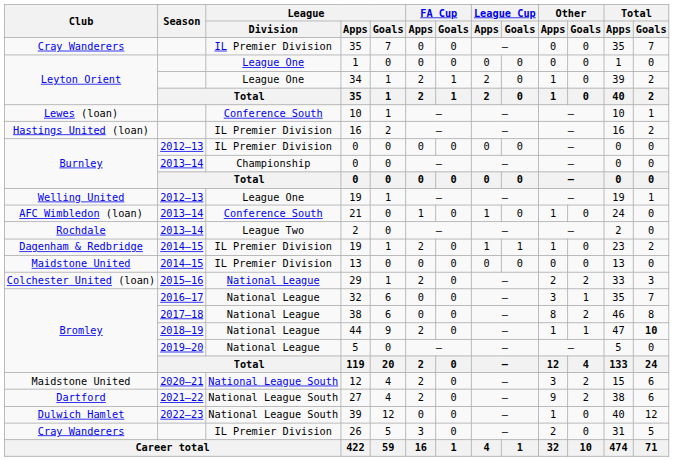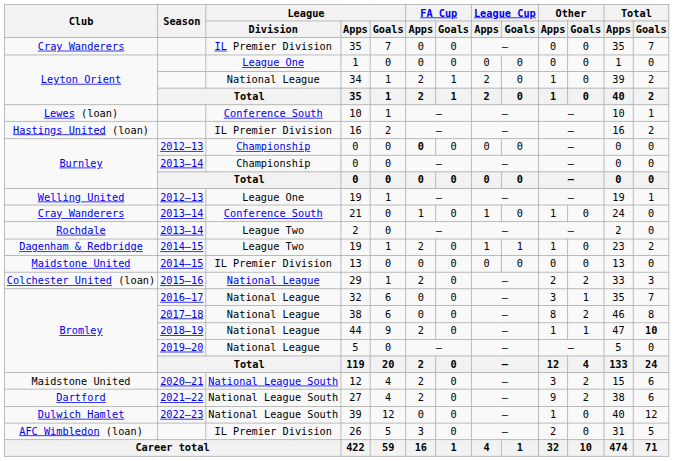(273, 80) League One -> (273, 80) National League
(273, 147) IL Premier Division -> (273, 147) Championship
(421, 147) normal -> (421, 147) bold
(81, 214) AFC Wimbledon (loan) -> (81, 214) Cray Wanderers
(273, 247) IL Premier Division -> (273, 247) League Two
(81, 431) Cray Wanderers -> (81, 431) AFC Wimbledon (loan)
